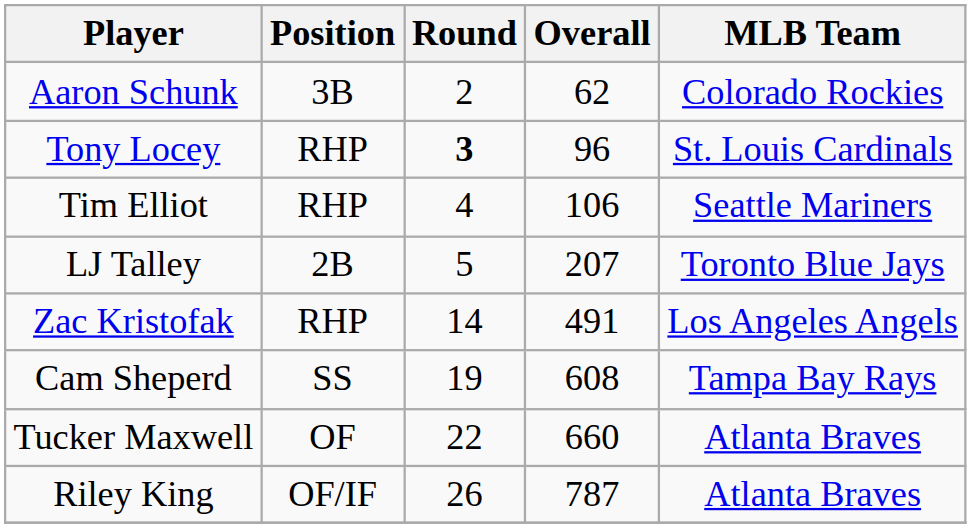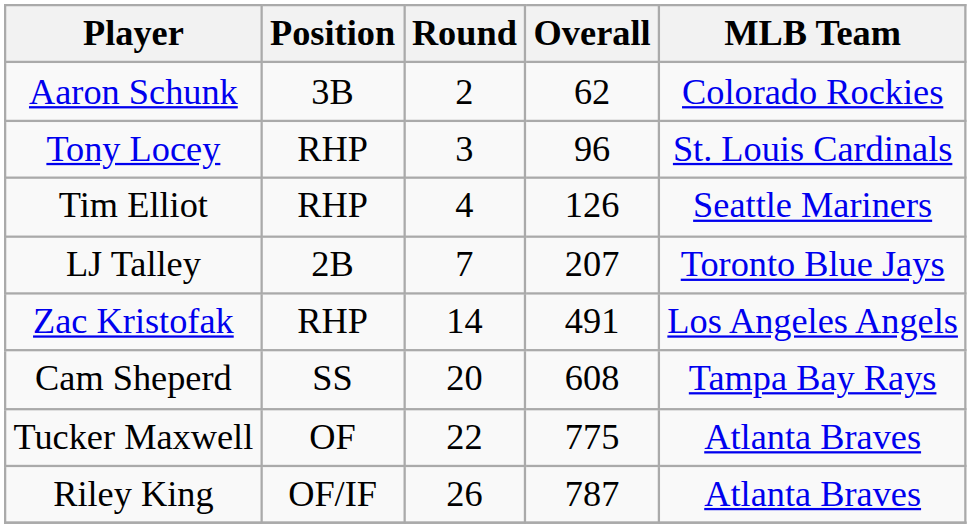(464, 148) bold -> (464, 148) normal
(592, 206) 106 -> (592, 206) 126
(464, 263) 5 -> (464, 263) 7
(464, 378) 19 -> (464, 378) 20
(592, 436) 660 -> (592, 436) 775
